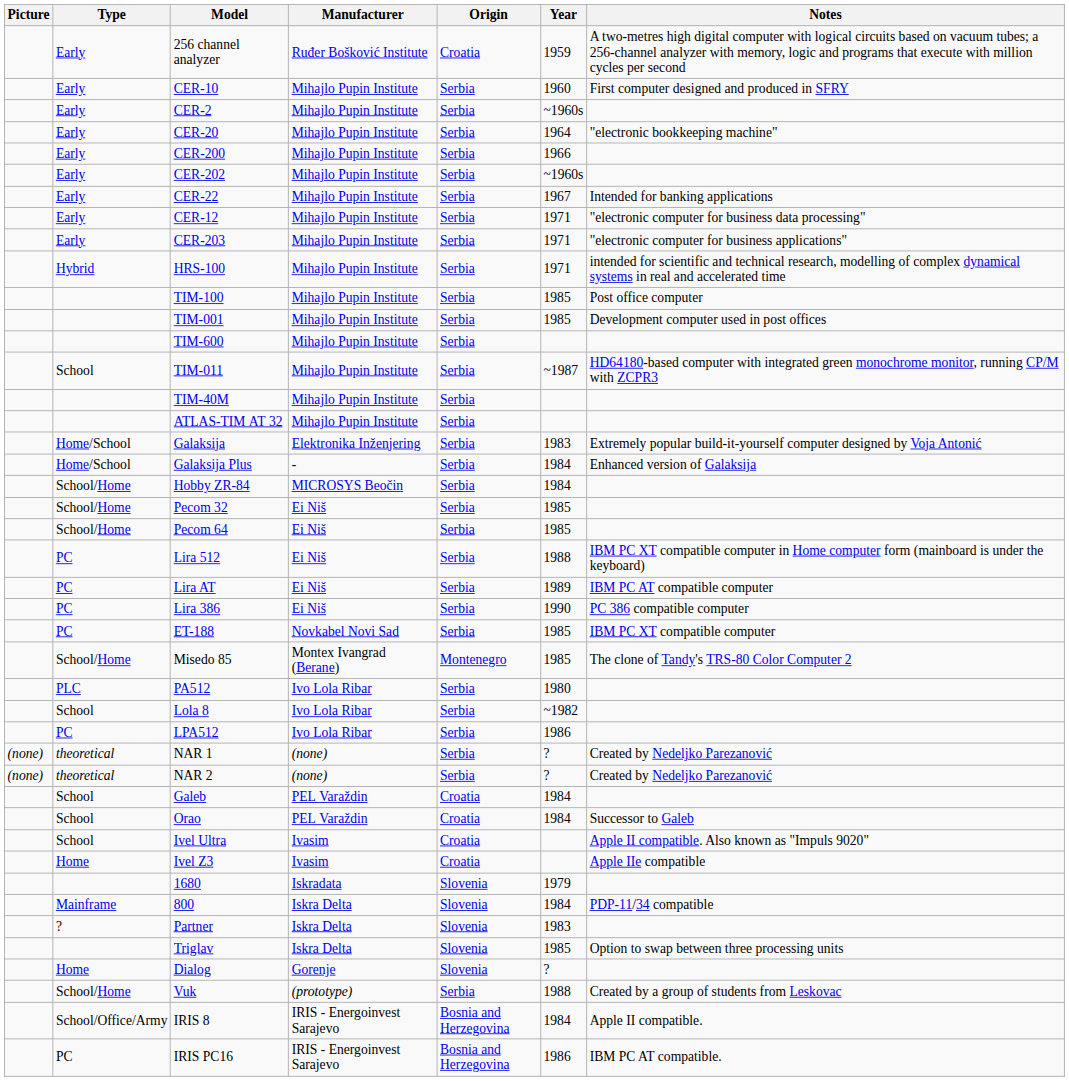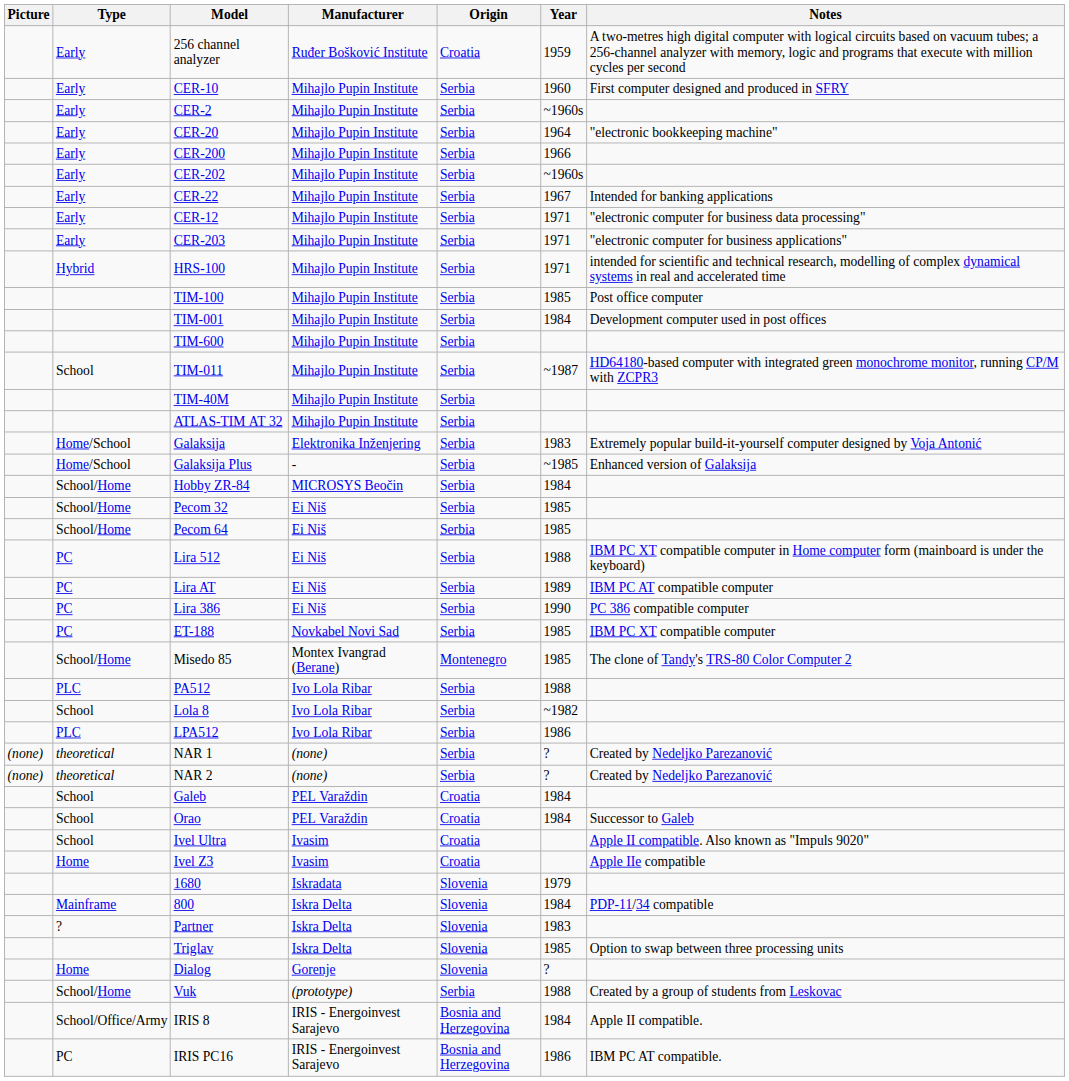(557, 320) 1985 -> (557, 320) 1984
(557, 464) 1984 -> (561, 464) ~1985
(557, 689) 1980 -> (557, 689) 1988
(64, 732) PC -> (68, 732) PLC
